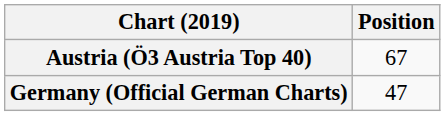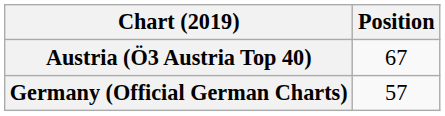(396, 92) 47 -> (396, 92) 57
